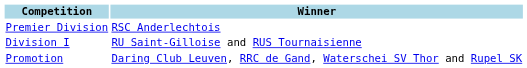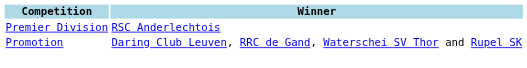- row: (38, 43)
